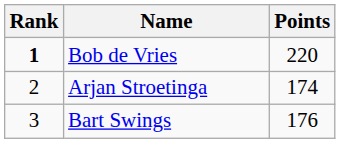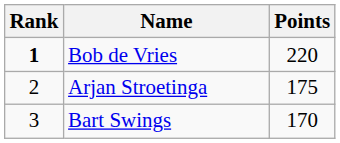(302, 87) 174 -> (302, 87) 175
(302, 120) 176 -> (302, 120) 170
